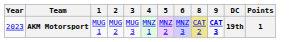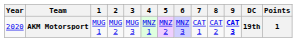+ column: (199, 10)
(15, 27) 2023 -> (15, 27) 2020
(199, 27) khaki background -> (216, 27) no background
